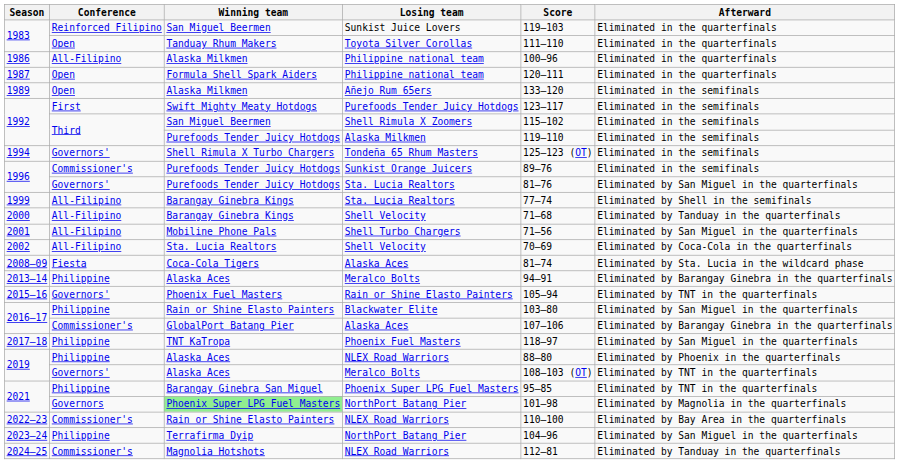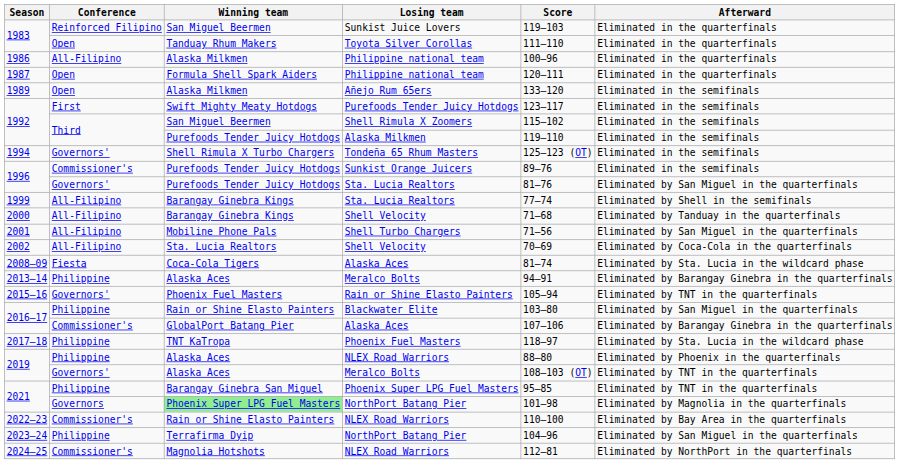(728, 341) Eliminated by San Miguel in the quarterfinals -> (730, 341) Eliminated by Sta. Lucia in the wildcard phase
(719, 451) Eliminated by Tanduay in the quarterfinals -> (725, 451) Eliminated by NorthPort in the quarterfinals
